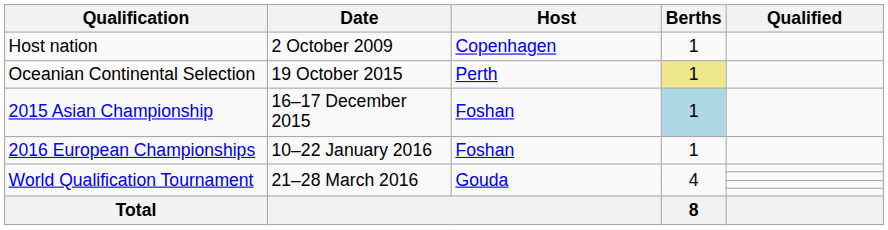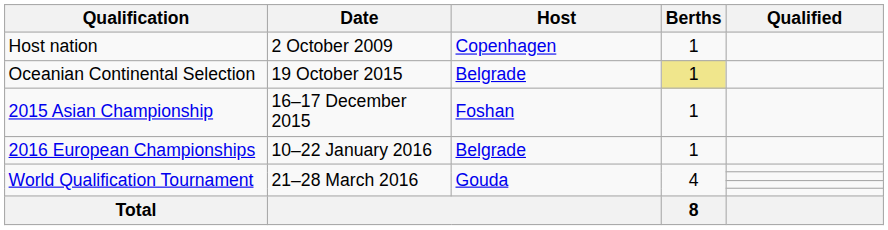(477, 74) Perth -> (491, 74) Belgrade
(694, 112) lightblue background -> (694, 112) no background
(485, 149) Foshan -> (491, 149) Belgrade
